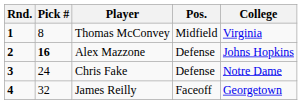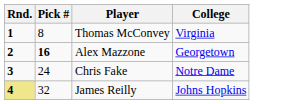- column: (196, 14)
(258, 52) Johns Hopkins -> (205, 52) Georgetown
(10, 90) no background -> (10, 90) khaki background
(252, 90) Georgetown -> (211, 90) Johns Hopkins
